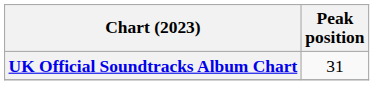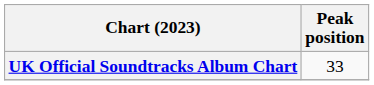(335, 65) 31 -> (335, 65) 33
